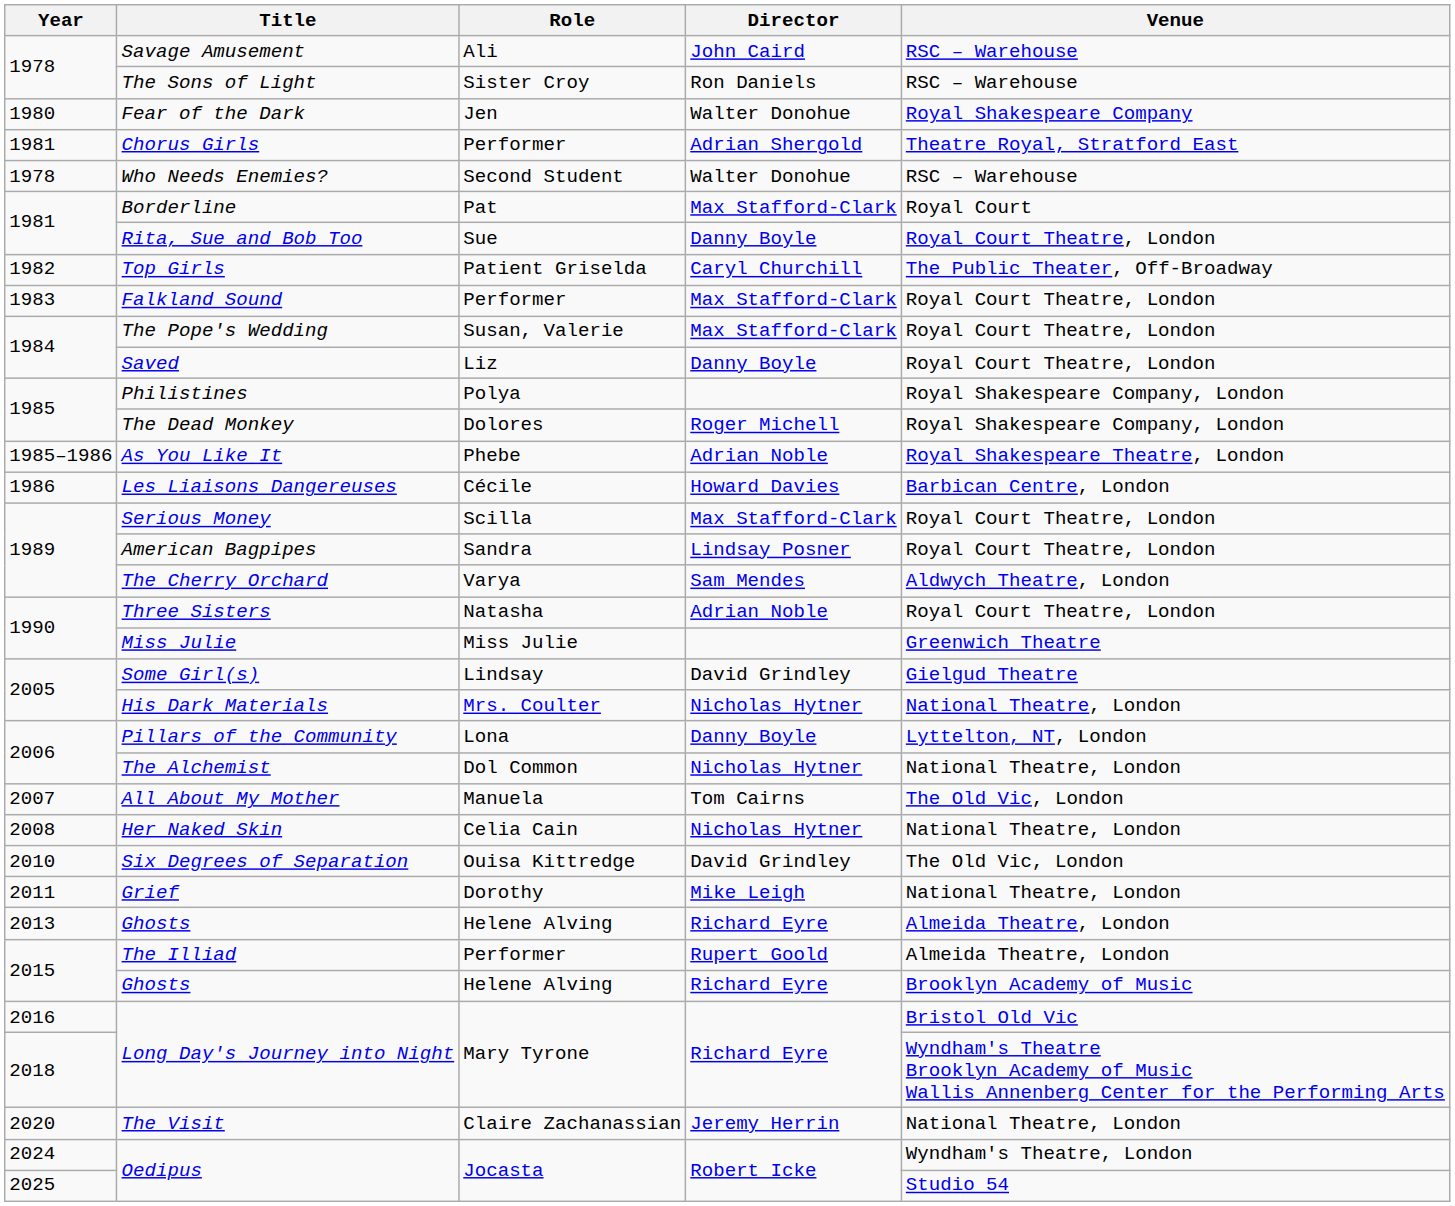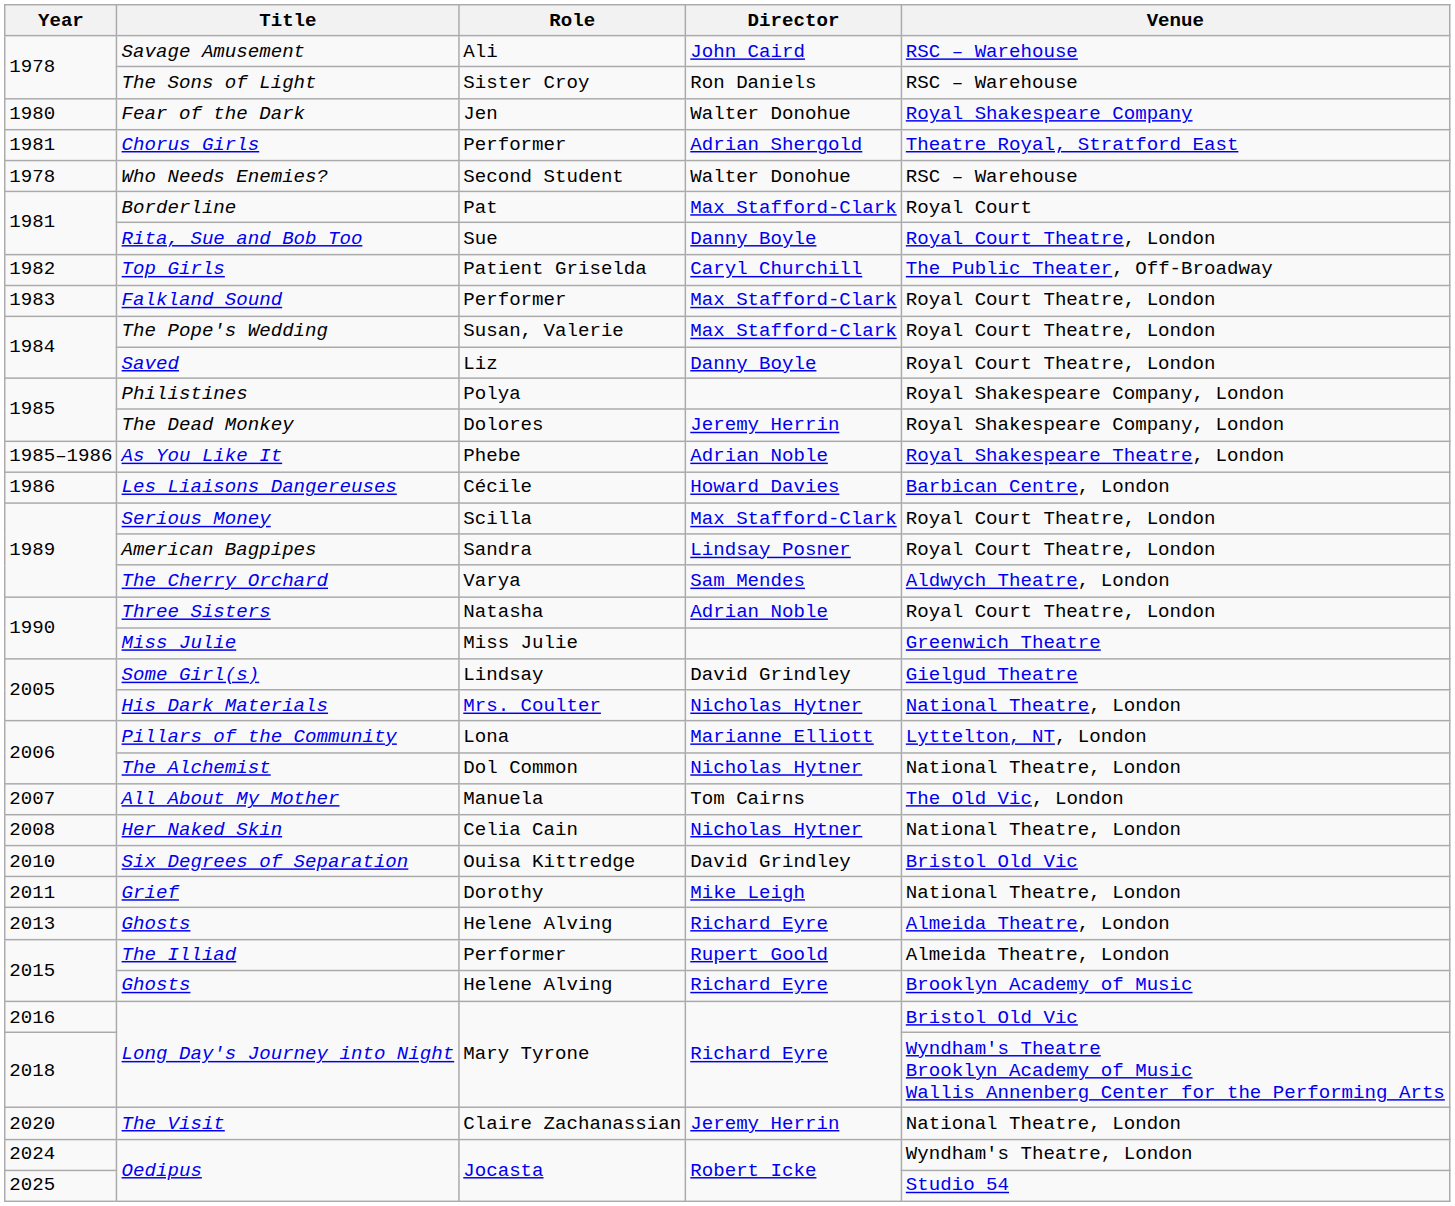(765, 425) Roger Michell -> (765, 425) Jeremy Herrin
(753, 737) Danny Boyle -> (782, 737) Marianne Elliott
(1015, 861) The Old Vic, London -> (992, 861) Bristol Old Vic
